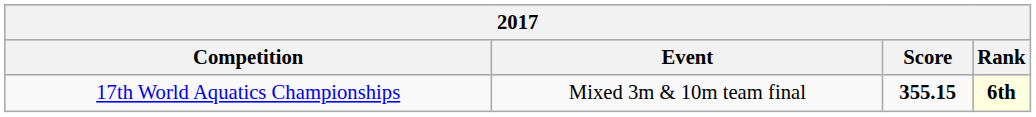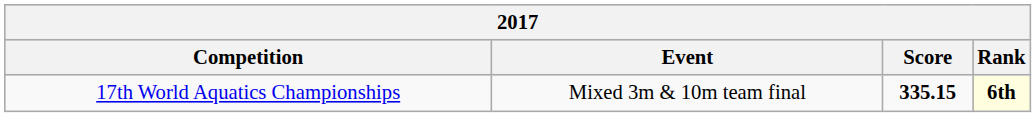(928, 92) 355.15 -> (928, 92) 335.15
